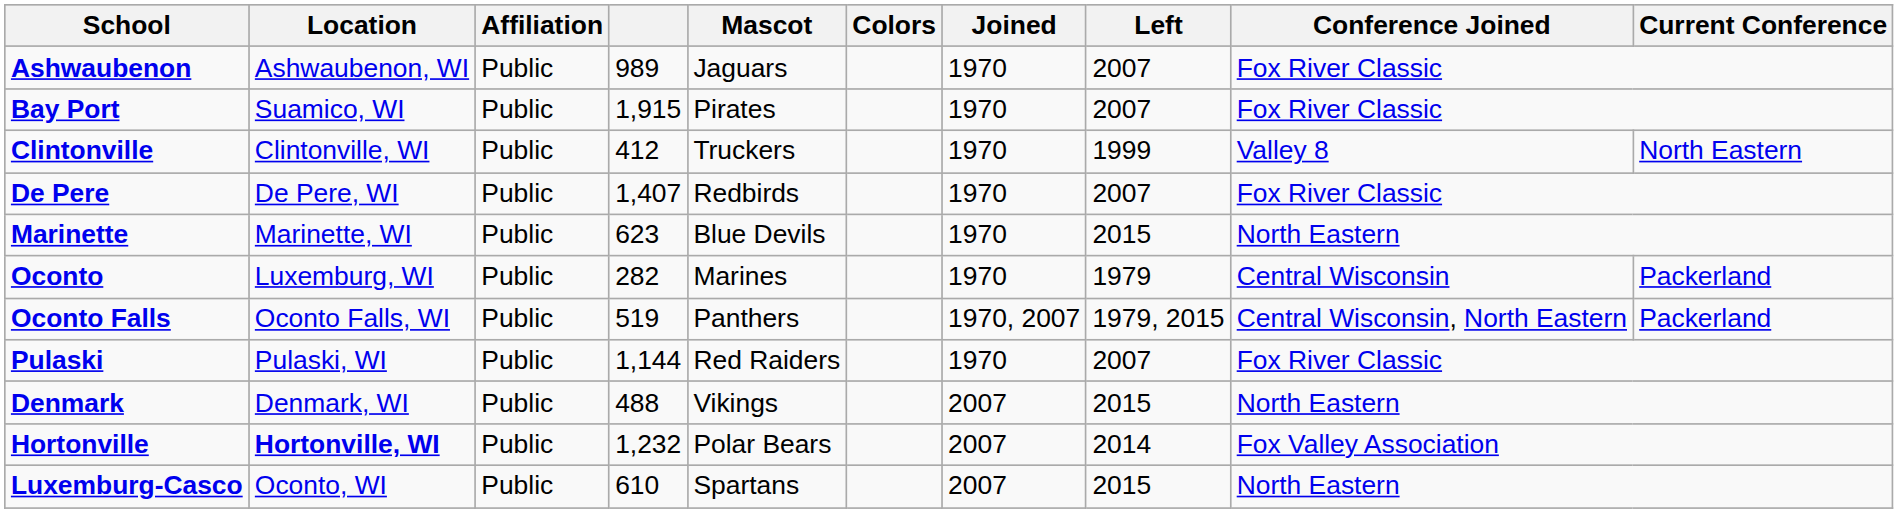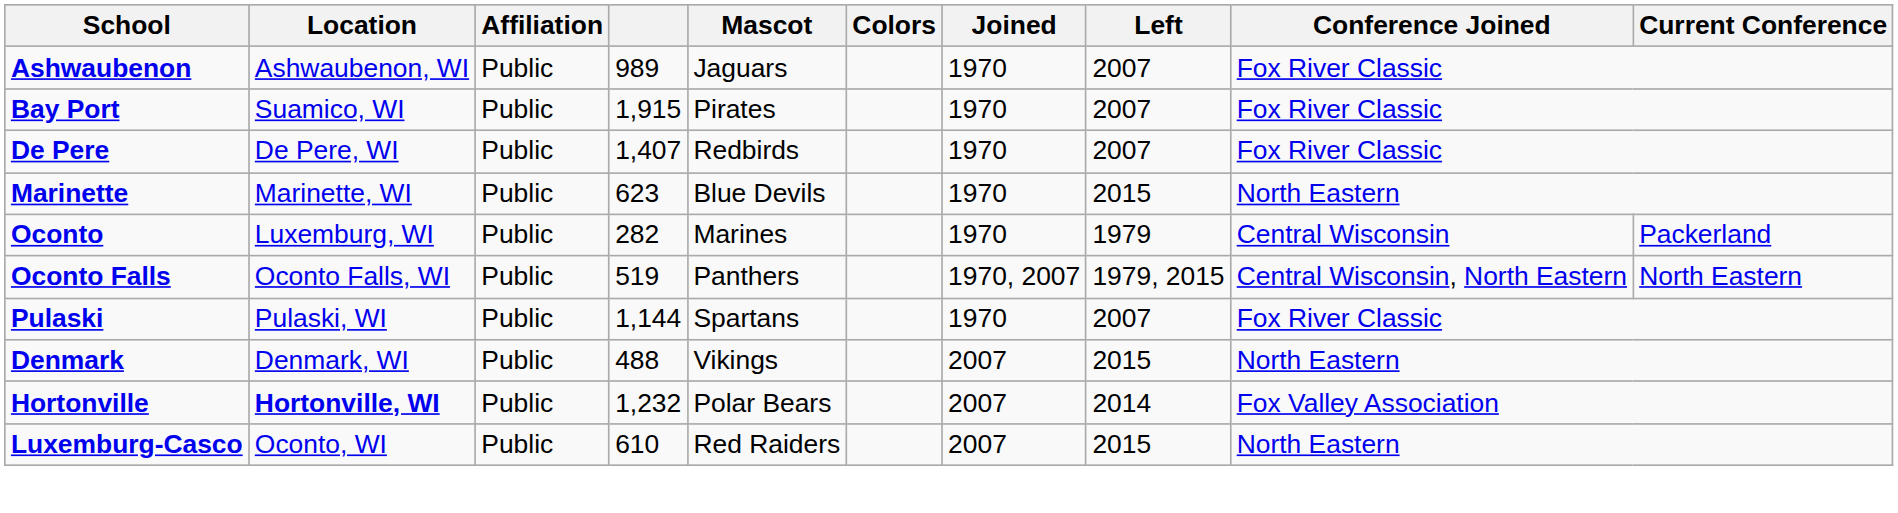- row: (82, 151)
(1705, 318) Packerland -> (1721, 276) North Eastern
(767, 360) Red Raiders -> (746, 318) Spartans
(746, 485) Spartans -> (767, 444) Red Raiders
